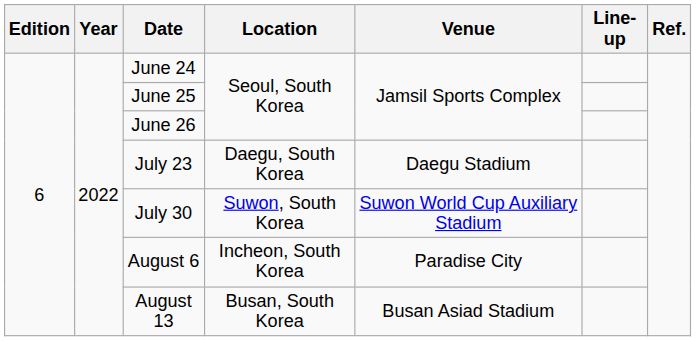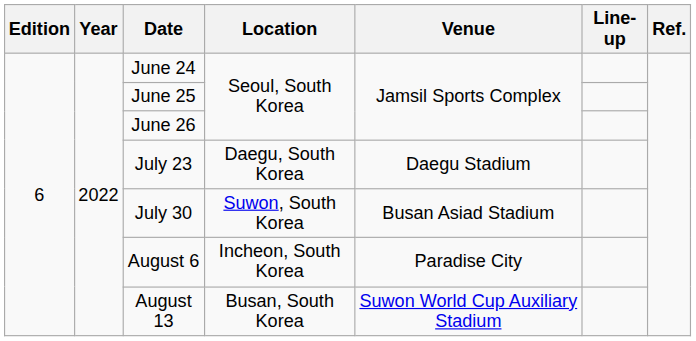(468, 213) Suwon World Cup Auxiliary Stadium -> (468, 213) Busan Asiad Stadium
(468, 311) Busan Asiad Stadium -> (468, 311) Suwon World Cup Auxiliary Stadium
